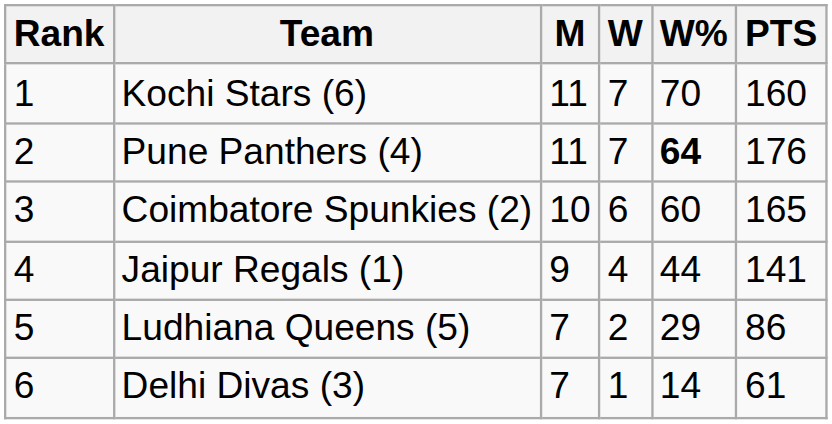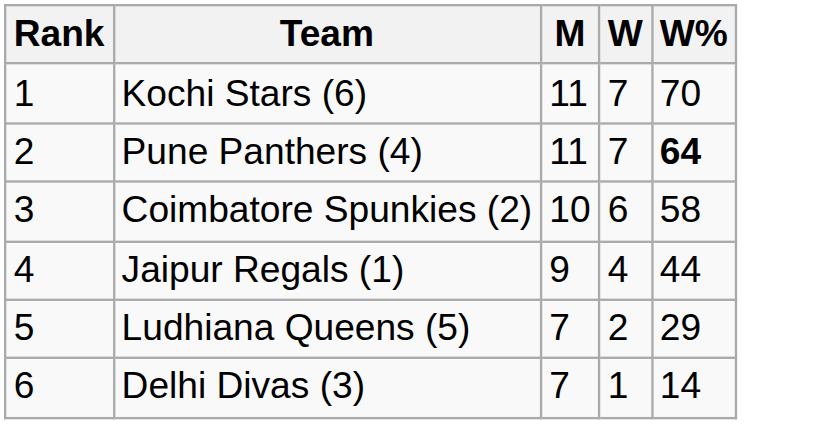- column: (781, 33)
(680, 210) 60 -> (680, 210) 58
